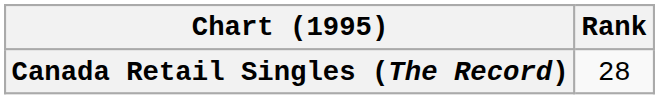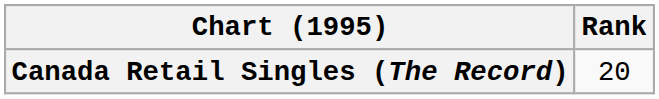(614, 72) 28 -> (614, 72) 20
